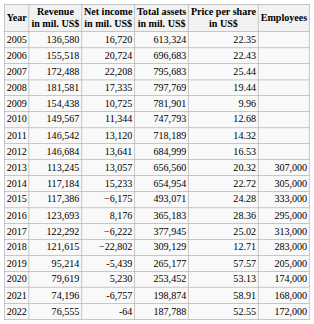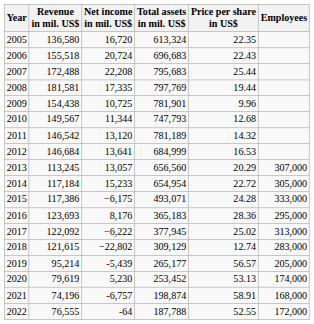(170, 135) 718,189 -> (170, 135) 781,189
(245, 167) 20.32 -> (245, 167) 20.29
(63, 231) 122,292 -> (63, 231) 122,092
(245, 247) 12.71 -> (245, 247) 12.74
(245, 263) 57.57 -> (245, 263) 56.57
